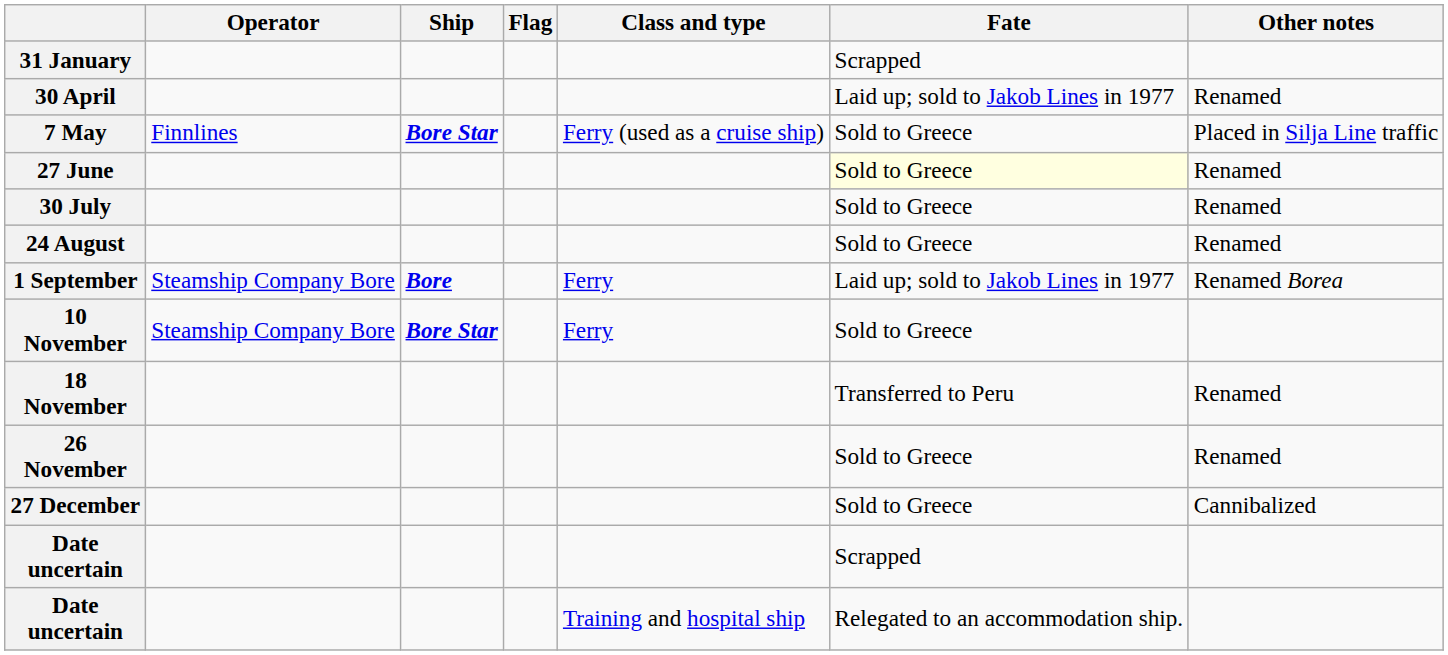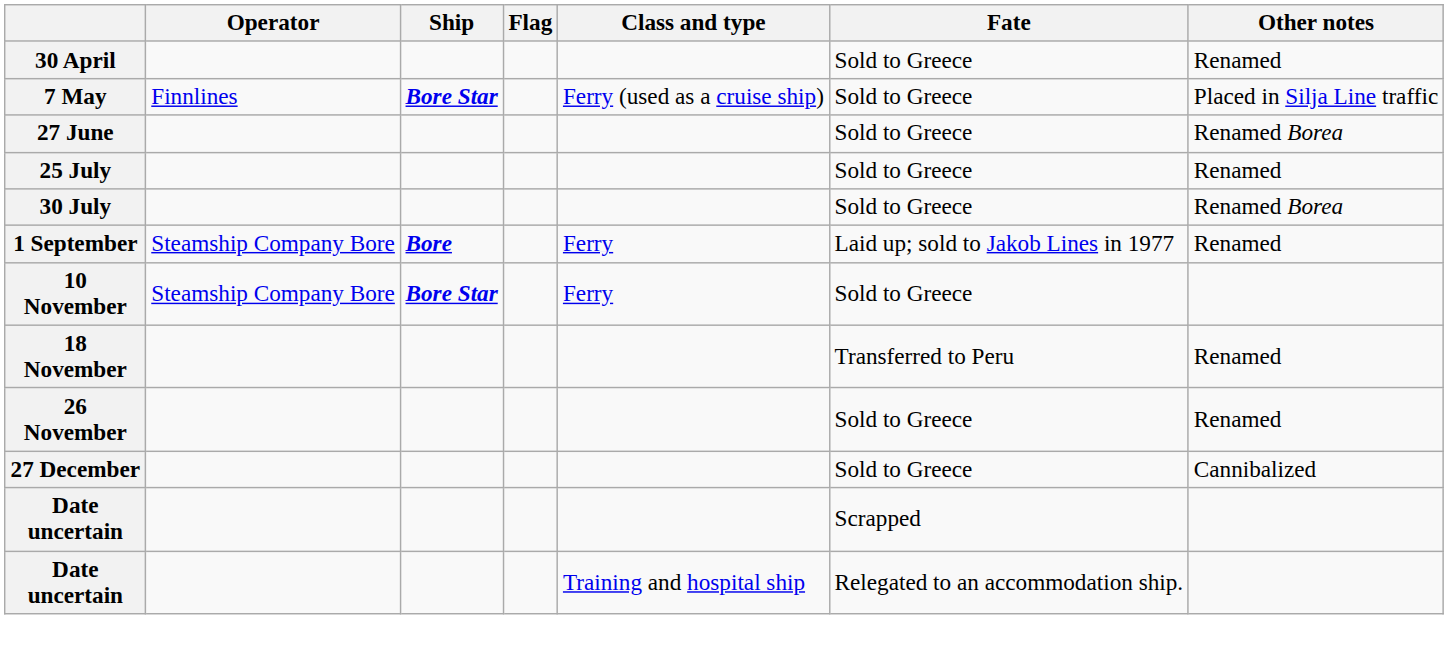- row: (75, 59)
(1004, 96) Laid up; sold to Jakob Lines in 1977 -> (903, 59) Sold to Greece
(903, 170) lightyellow background -> (903, 133) no background
(1238, 170) Renamed -> (1268, 133) Renamed Borea
+ row: (75, 170)
(1238, 206) Renamed -> (1268, 206) Renamed Borea
- row: (75, 243)
(1268, 280) Renamed Borea -> (1238, 243) Renamed
